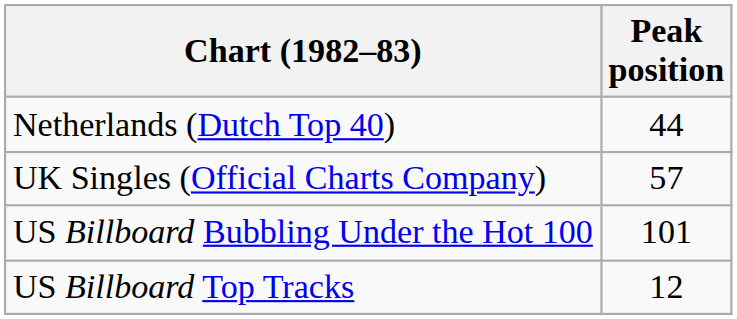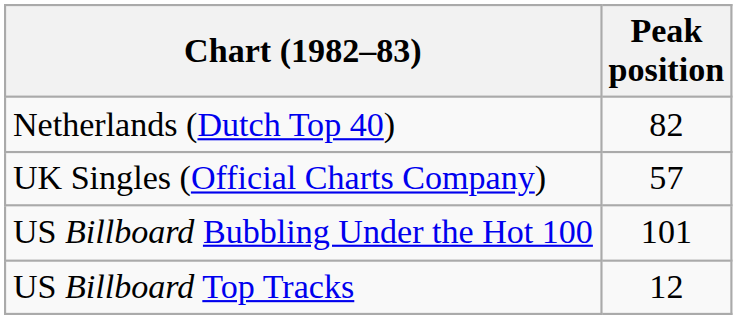(666, 123) 44 -> (666, 123) 82
